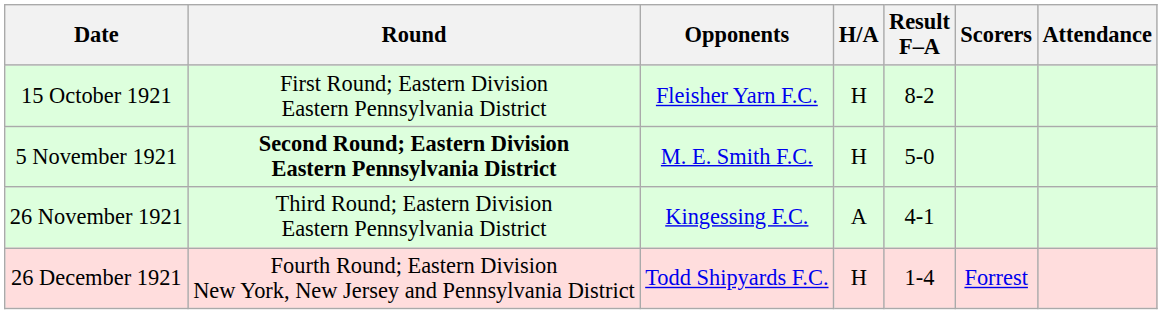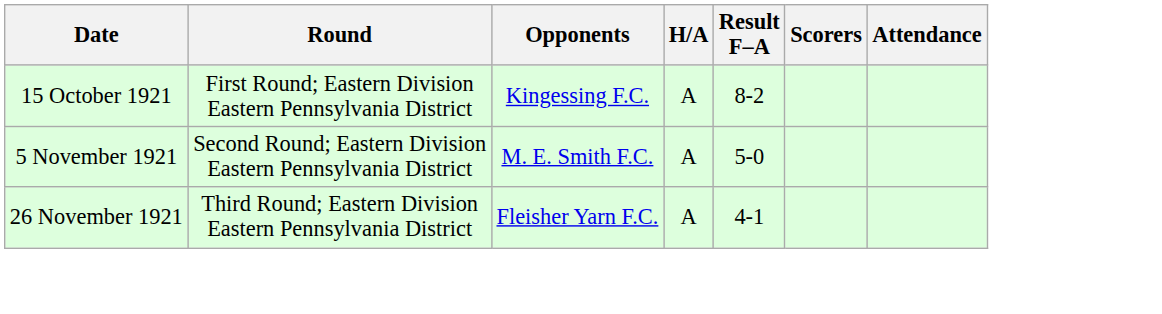(737, 95) Fleisher Yarn F.C. -> (577, 95) Kingessing F.C.
(859, 95) H -> (689, 95) A
(414, 156) bold -> (340, 156) normal
(859, 156) H -> (689, 156) A
(737, 217) Kingessing F.C. -> (577, 217) Fleisher Yarn F.C.
- row: (96, 277)
